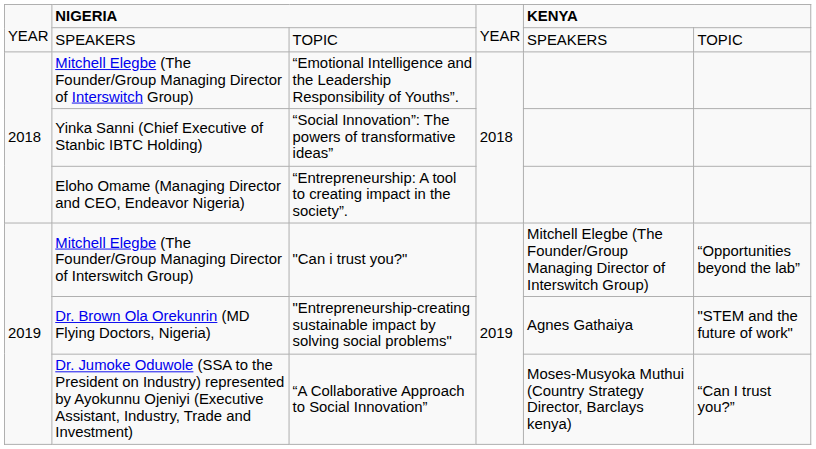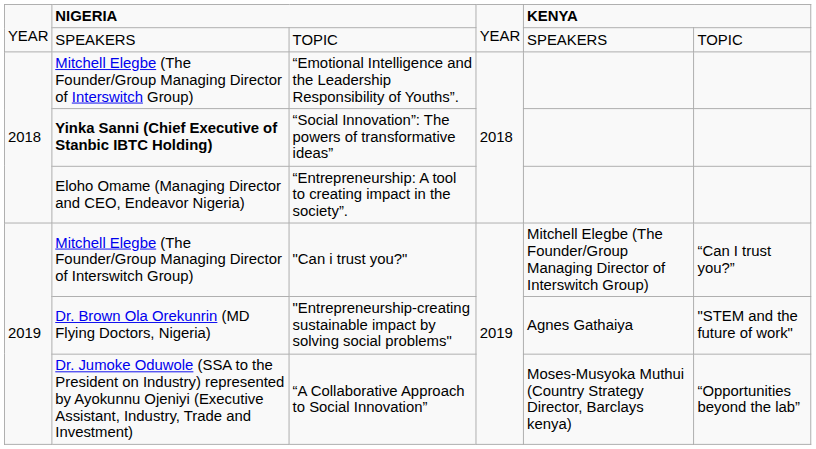(159, 137) normal -> (166, 137) bold
(749, 259) “Opportunities beyond the lab” -> (734, 259) “Can I trust you?”
(734, 399) “Can I trust you?” -> (749, 399) “Opportunities beyond the lab”
